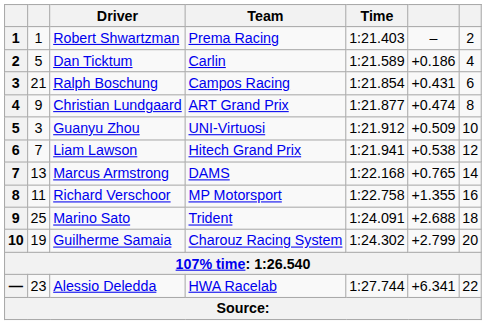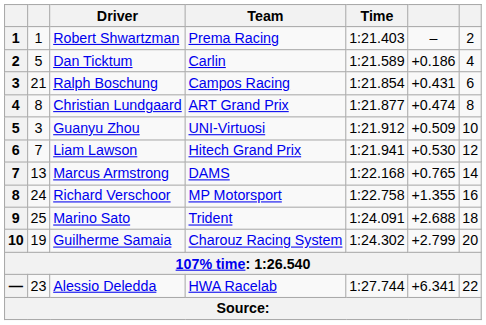(38, 105) 9 -> (38, 105) 8
(434, 150) +0.538 -> (434, 150) +0.530
(38, 195) 11 -> (38, 195) 24
